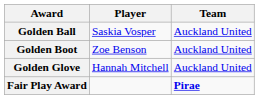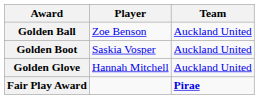(124, 31) Saskia Vosper -> (119, 31) Zoe Benson
(119, 49) Zoe Benson -> (124, 49) Saskia Vosper
